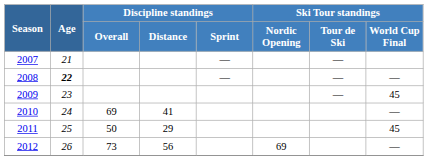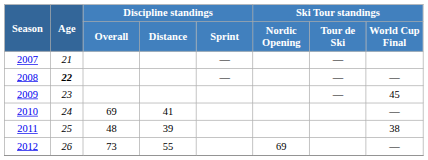(111, 129) 50 -> (111, 129) 48
(168, 129) 29 -> (168, 129) 39
(395, 129) 45 -> (395, 129) 38
(168, 146) 56 -> (168, 146) 55
